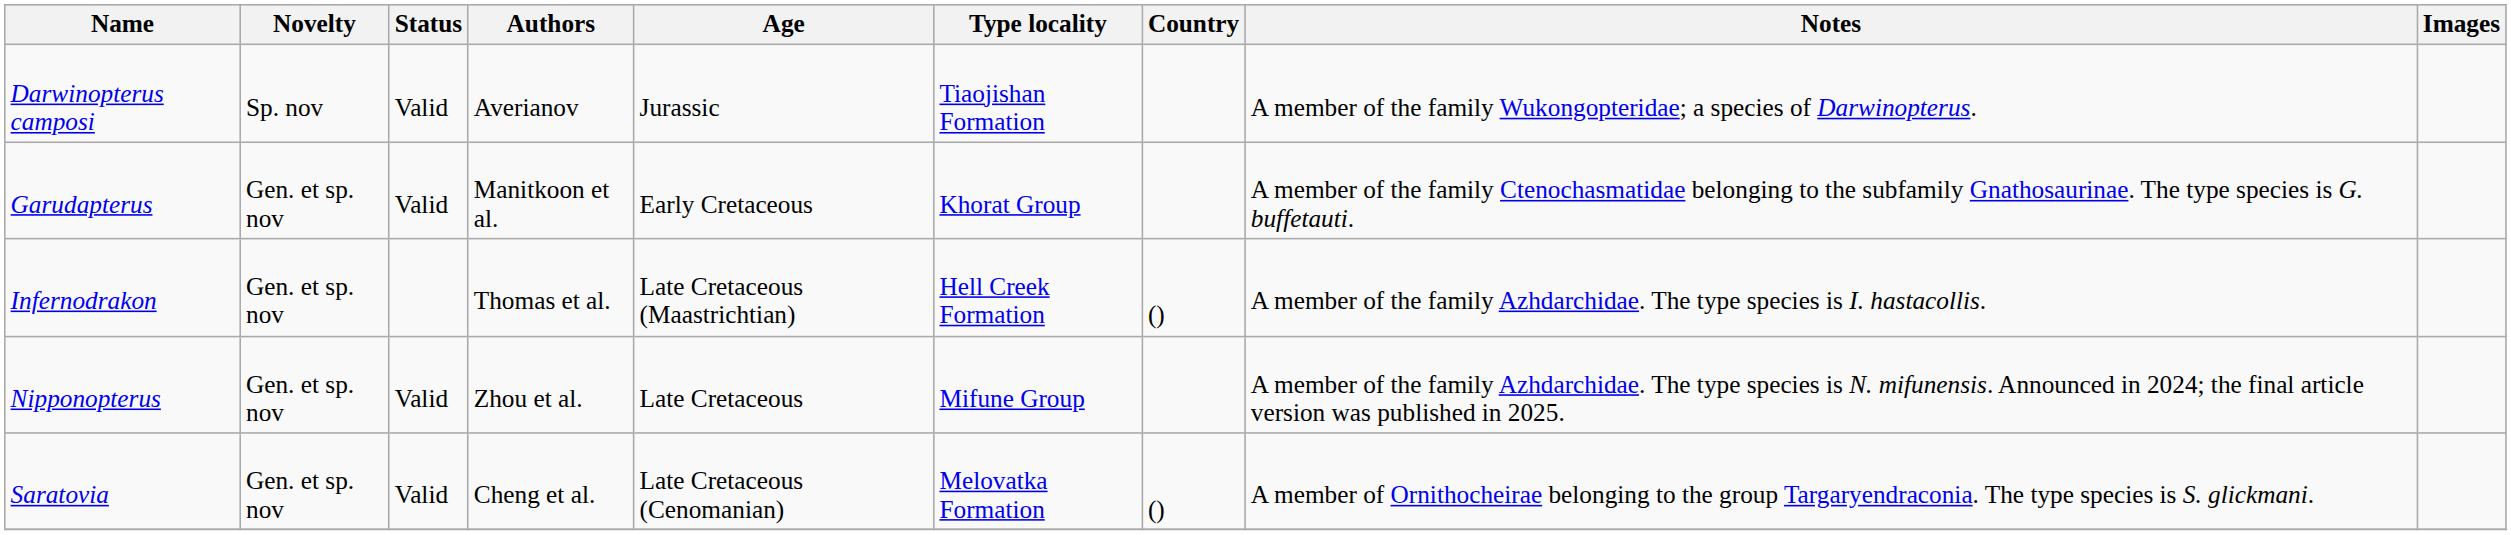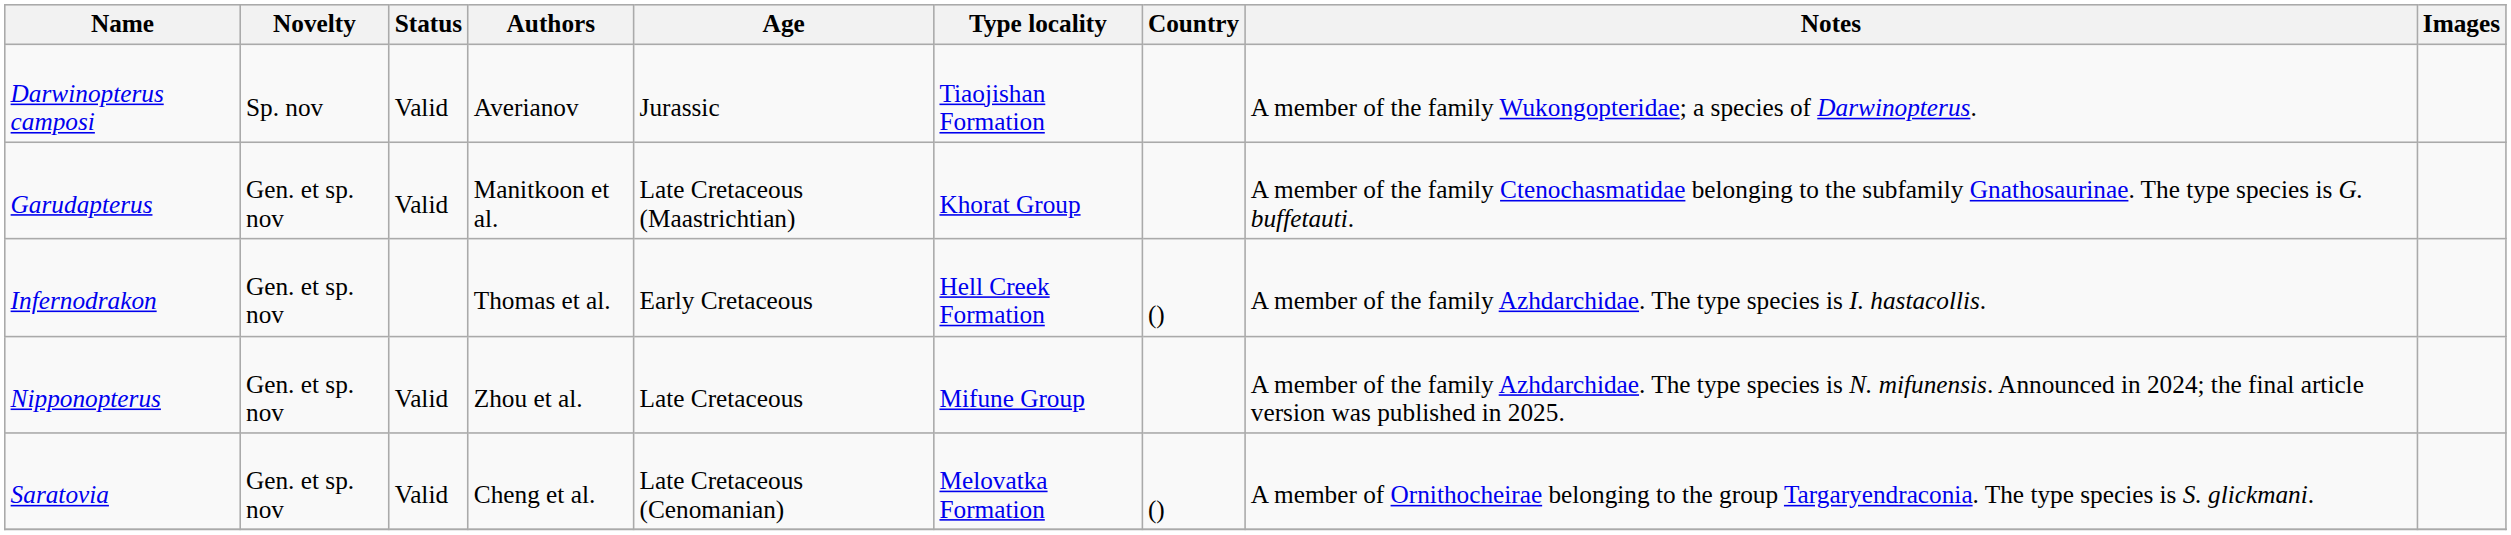(726, 204) Early Cretaceous -> (721, 204) Late Cretaceous (Maastrichtian)
(721, 301) Late Cretaceous (Maastrichtian) -> (726, 301) Early Cretaceous
